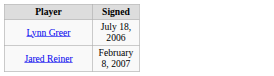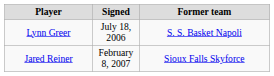+ column: (204, 12)
